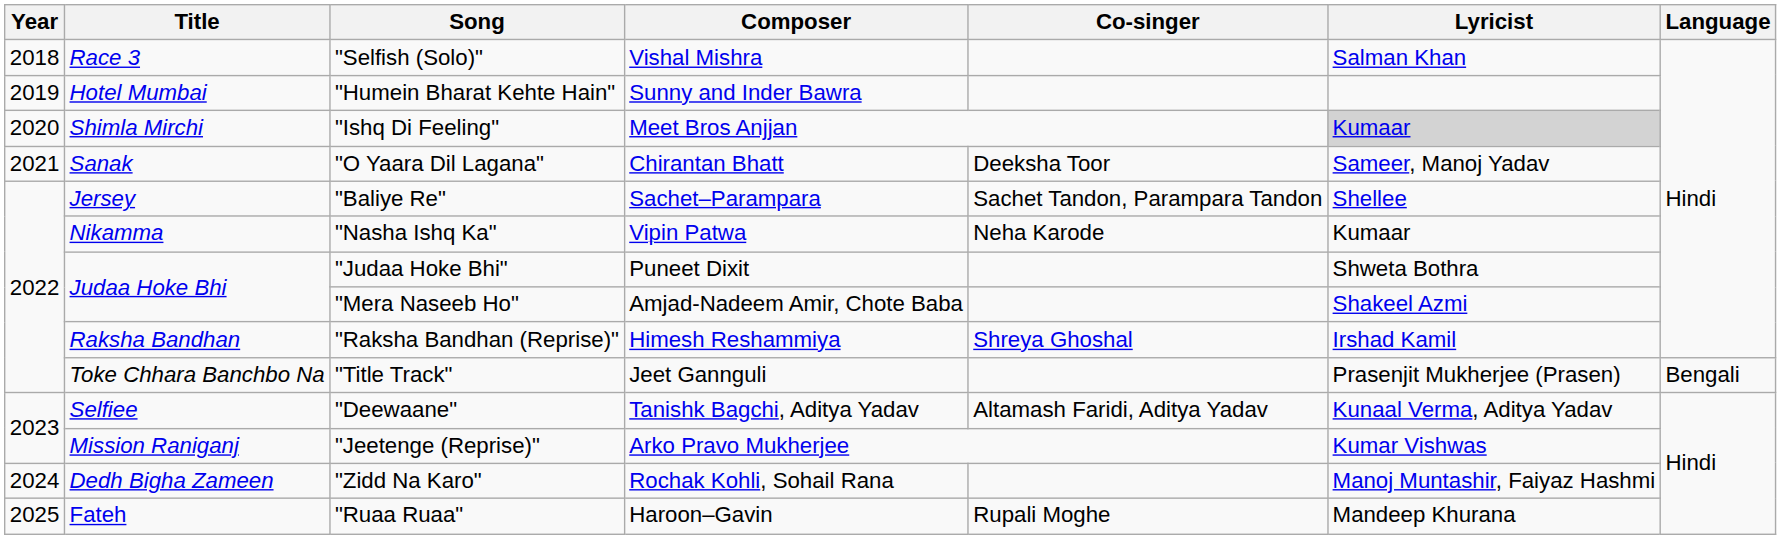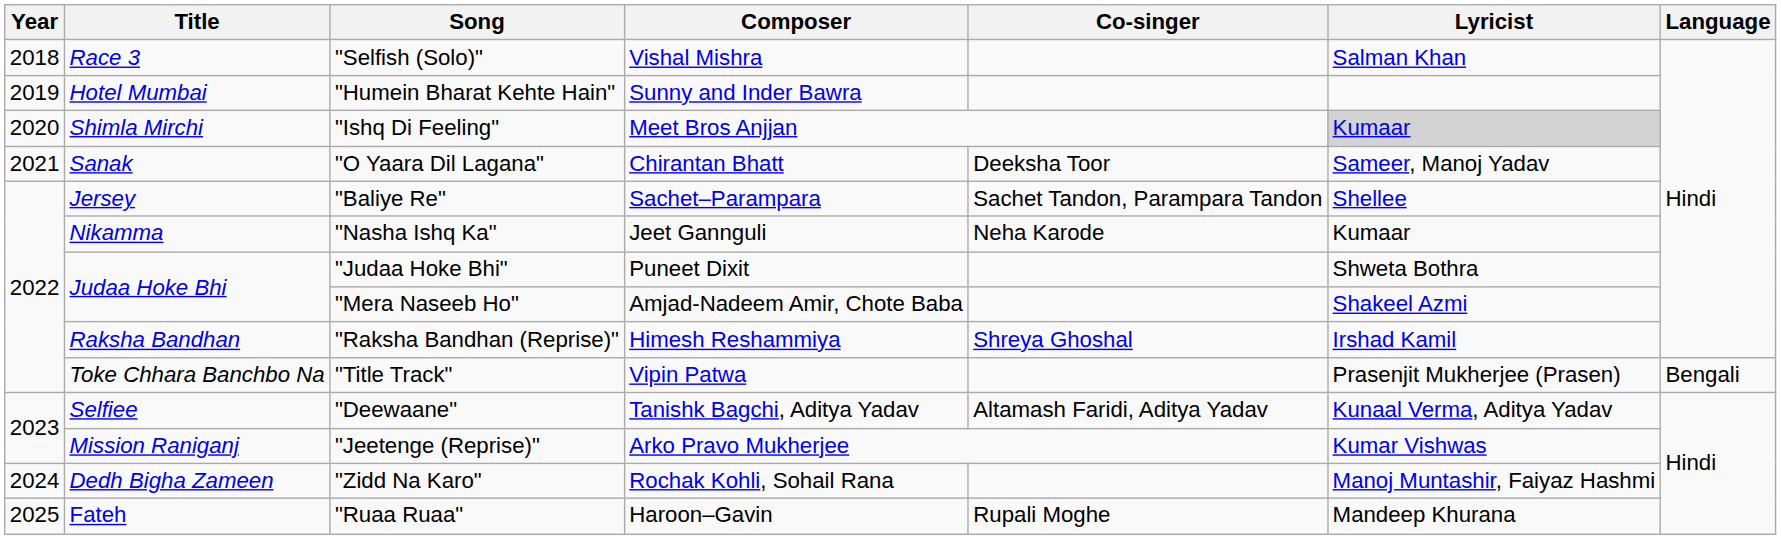(688, 233) Vipin Patwa -> (698, 233) Jeet Gannguli
(698, 374) Jeet Gannguli -> (688, 374) Vipin Patwa
